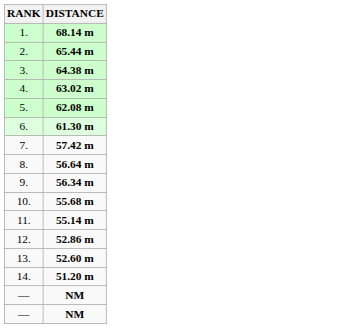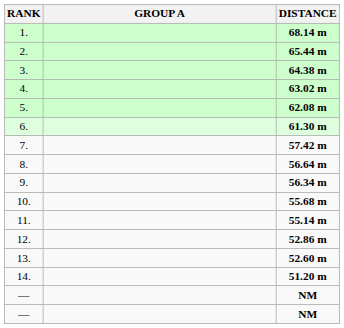+ column: (160, 14)
